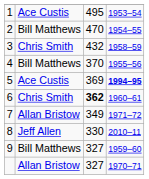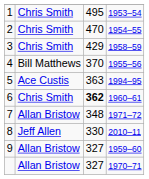(43, 13) Ace Custis -> (45, 13) Chris Smith
(49, 30) Bill Matthews -> (45, 30) Chris Smith
(95, 47) 432 -> (95, 47) 429
(95, 81) 369 -> (95, 81) 363
(125, 81) bold -> (125, 81) normal
(95, 115) 349 -> (95, 115) 348
(49, 149) Bill Matthews -> (49, 149) Allan Bristow
